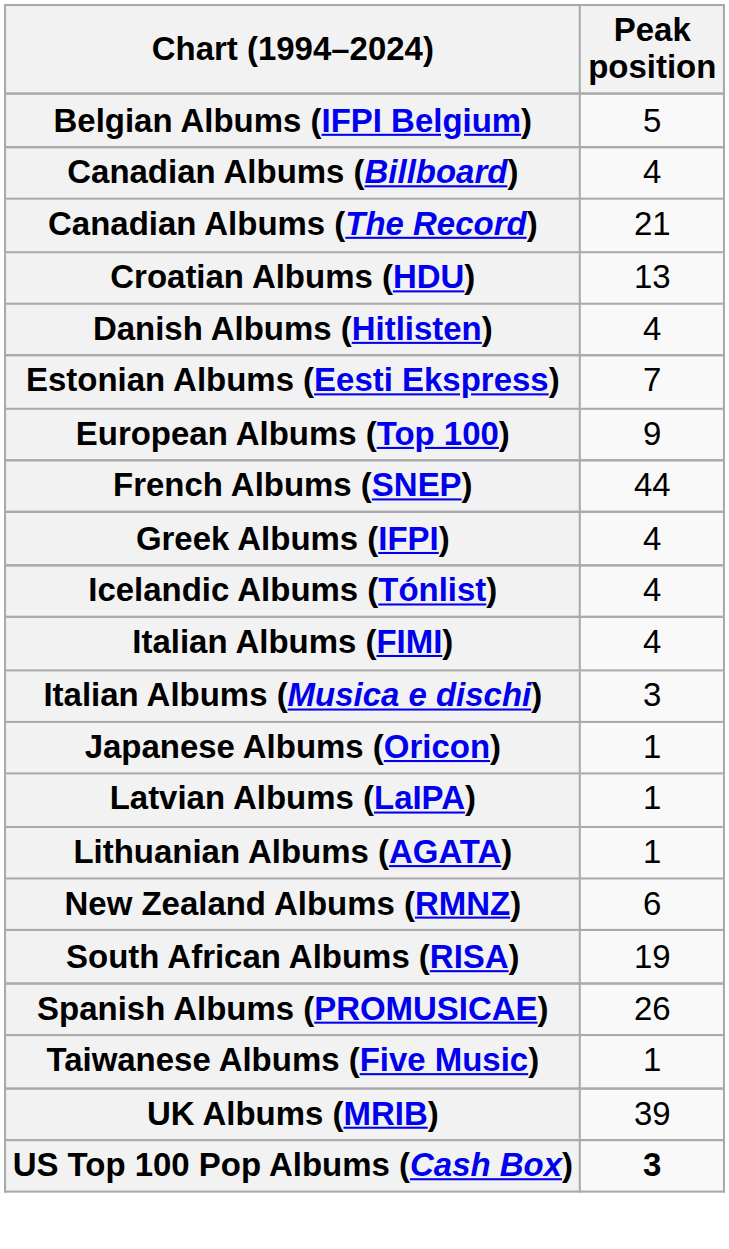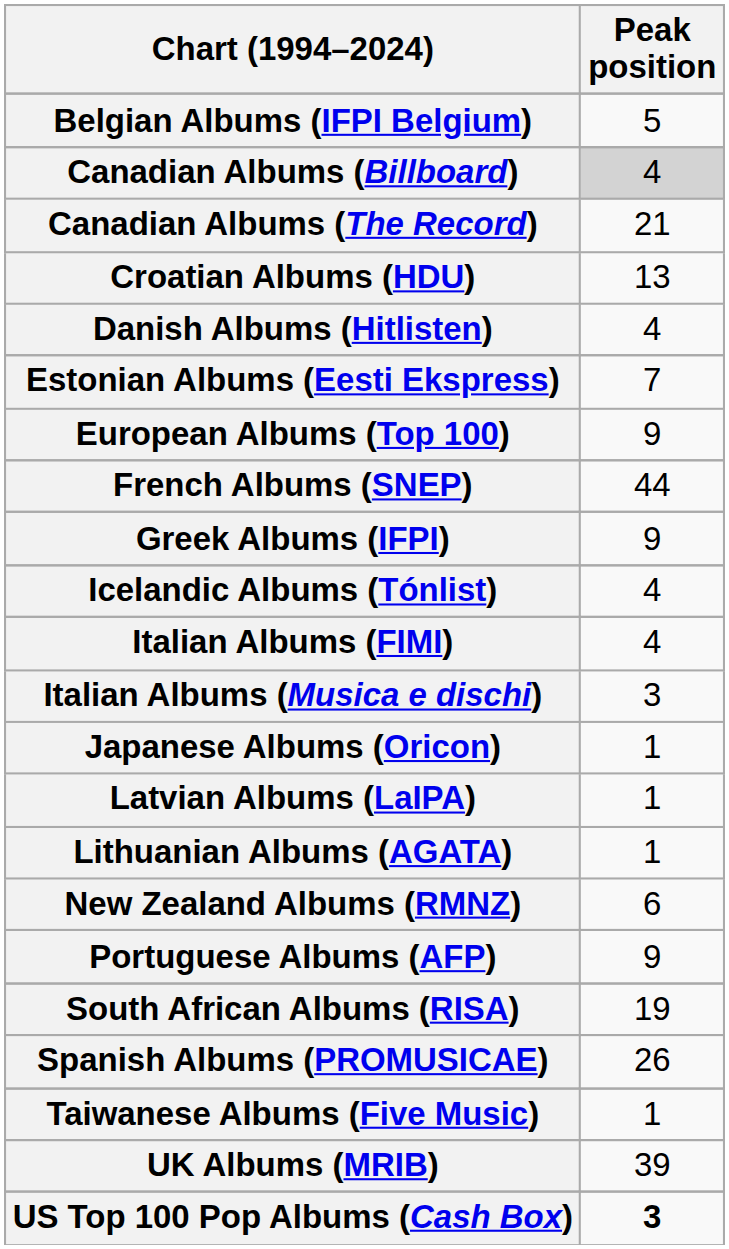(652, 172) no background -> (652, 172) lightgrey background
(652, 538) 4 -> (652, 538) 9
+ row: (293, 956)
